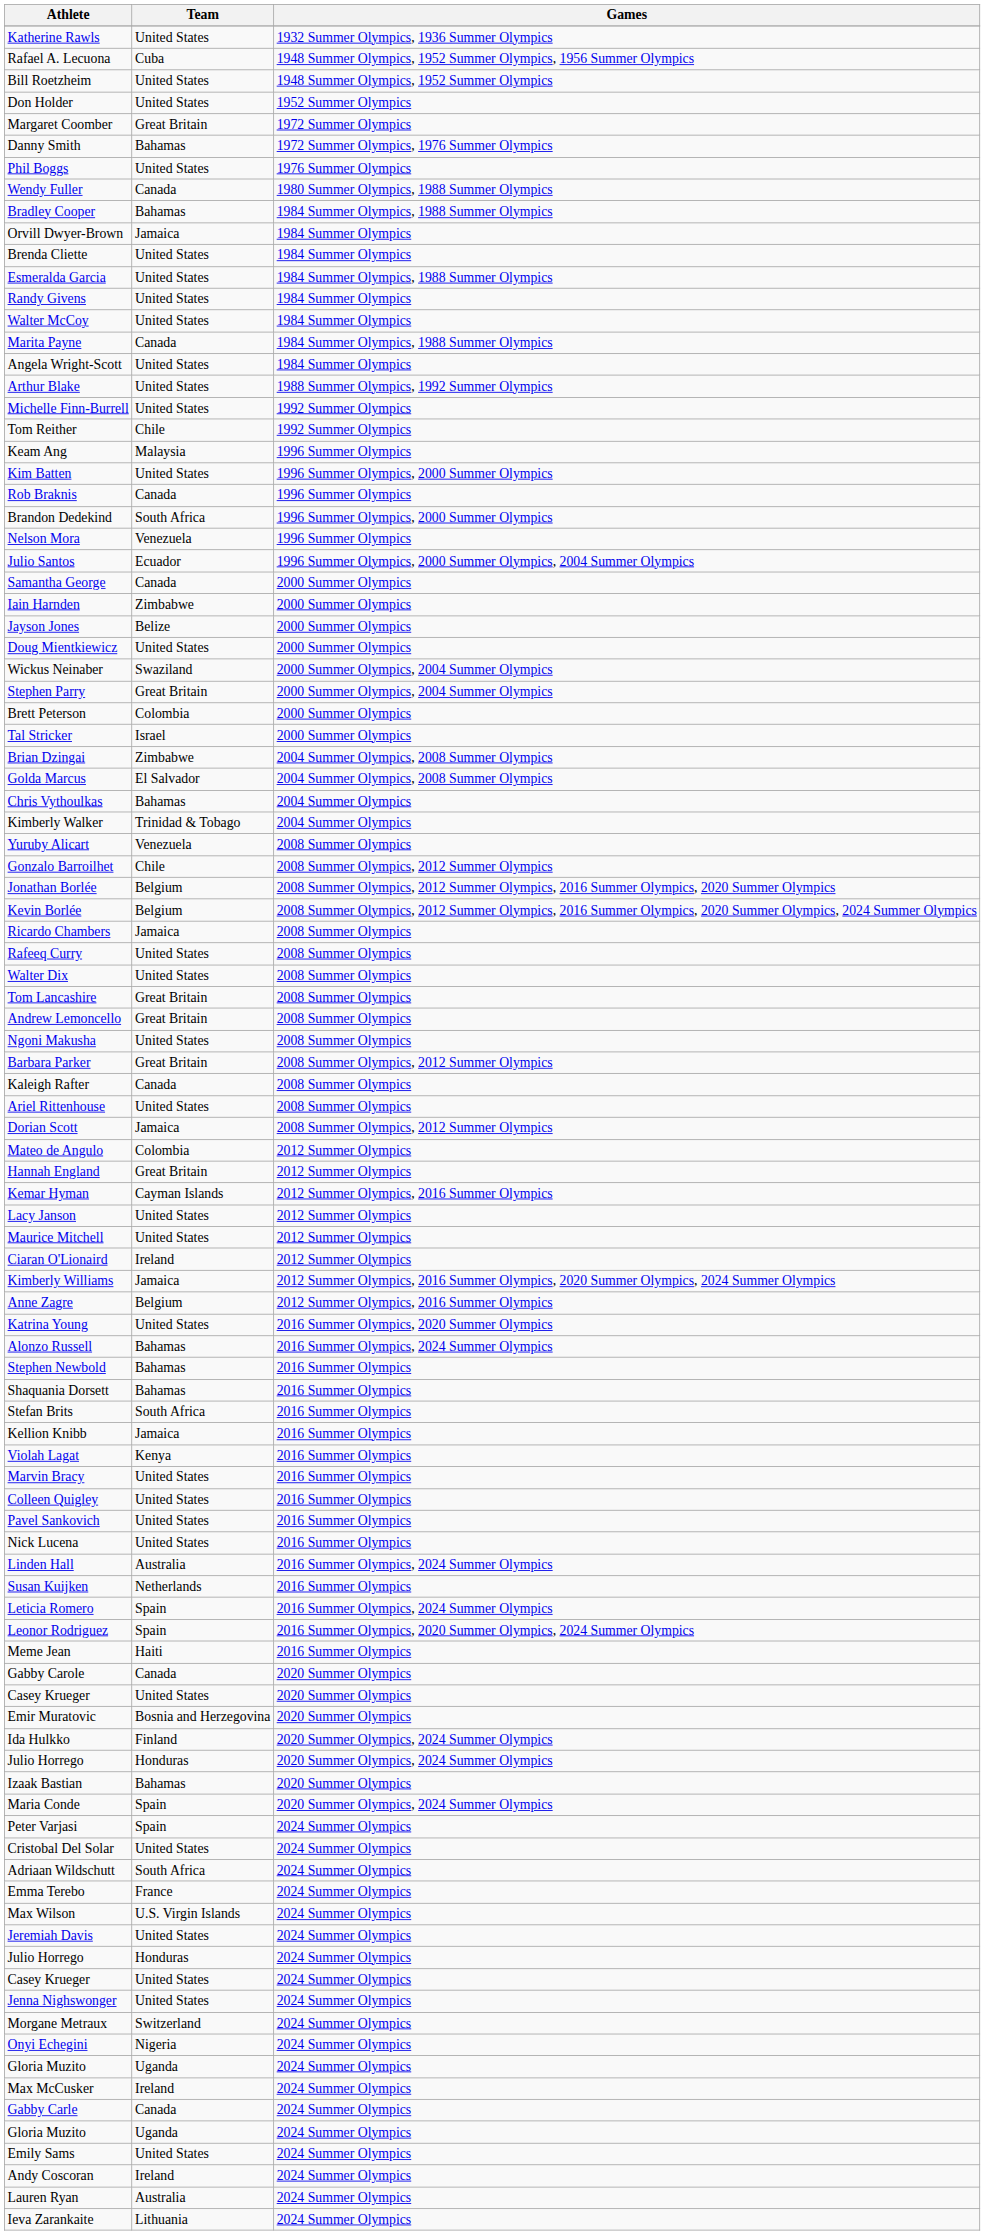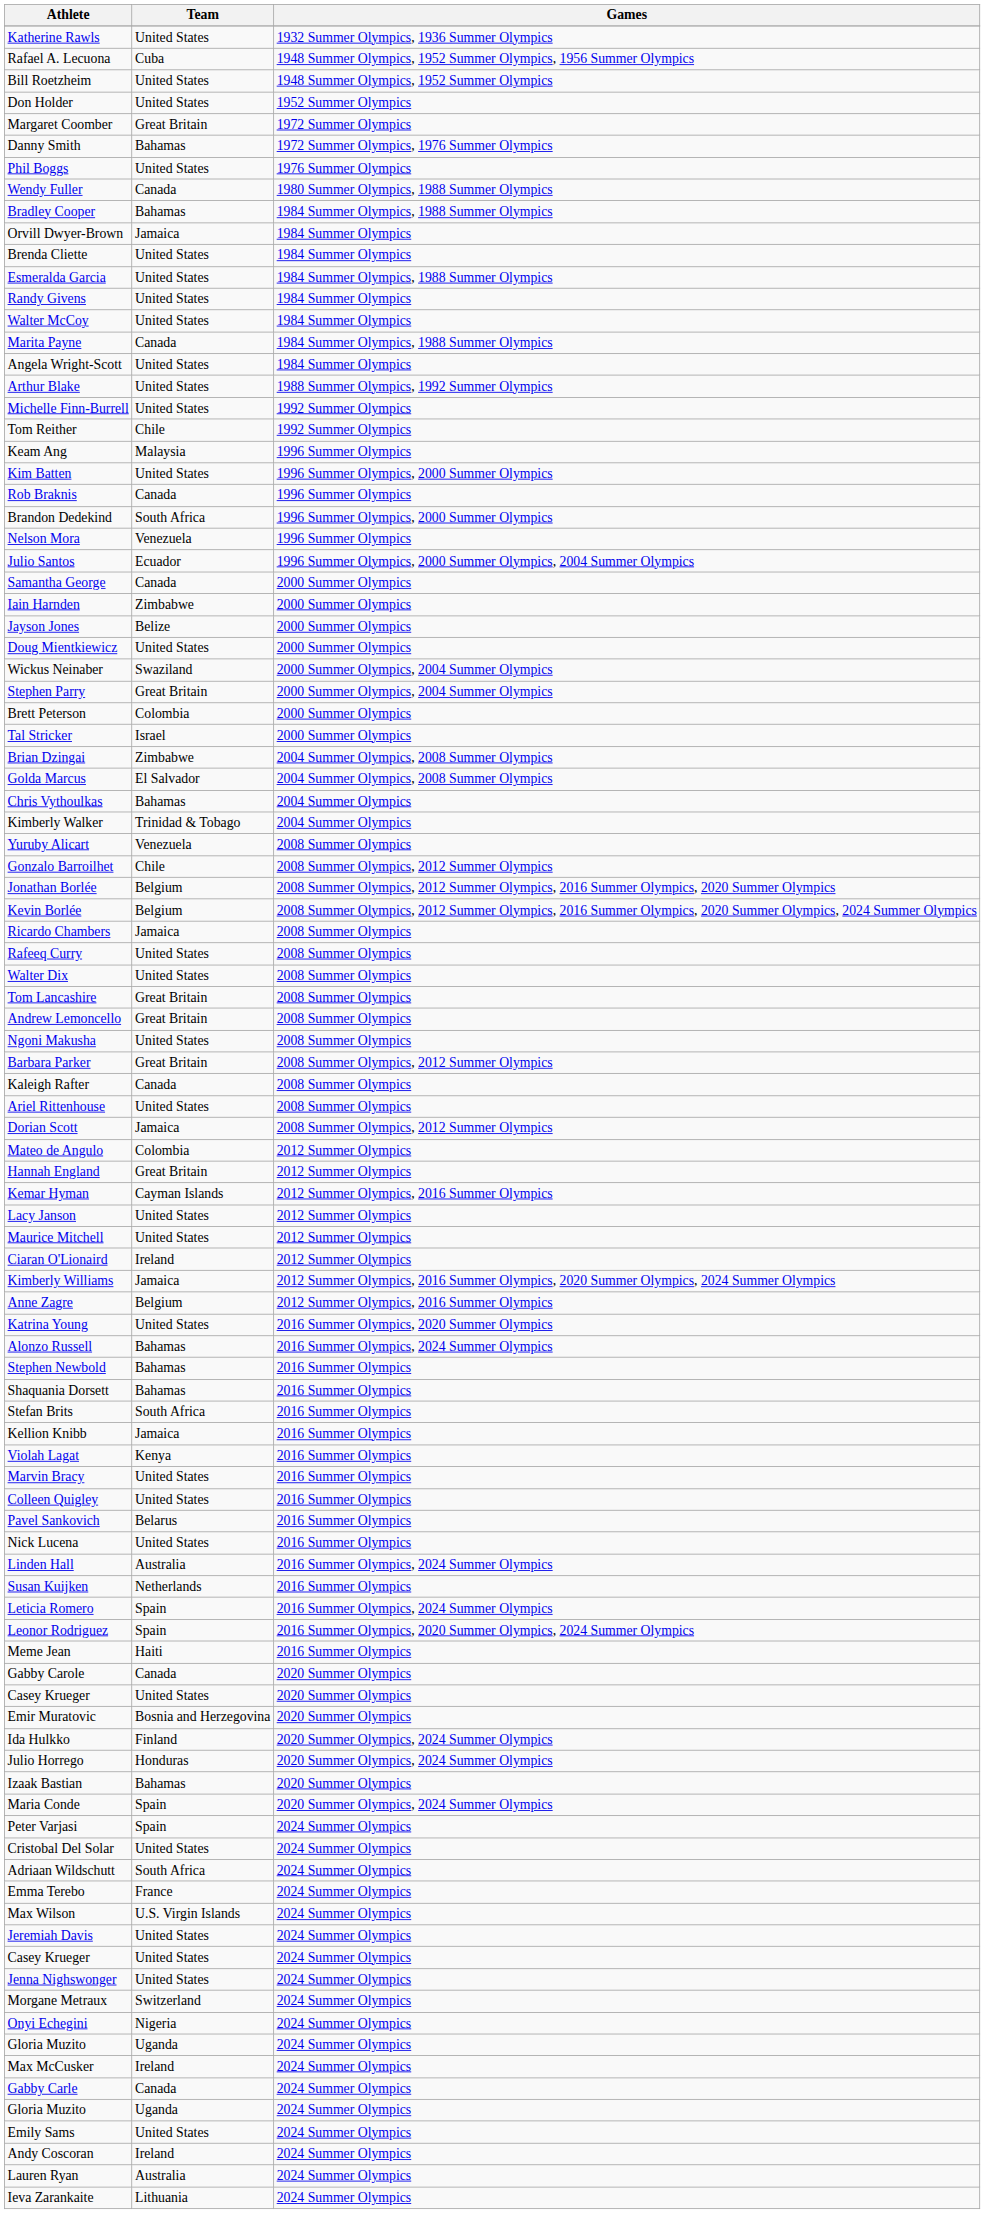(172, 1521) United States -> (156, 1521) Belarus
- row: (46, 1957)
